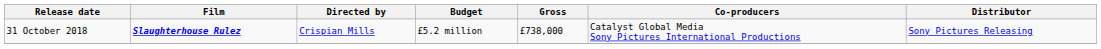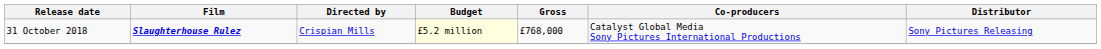(450, 31) no background -> (450, 31) lightyellow background
(541, 31) £738,000 -> (541, 31) £768,000
